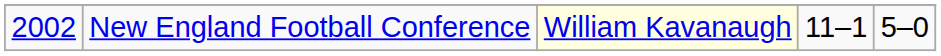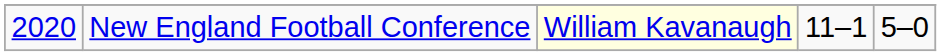(44, 27) 2002 -> (44, 27) 2020
